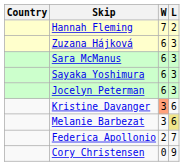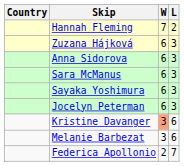+ row: (89, 59)
(174, 122) khaki background -> (174, 138) no background
- row: (98, 153)
